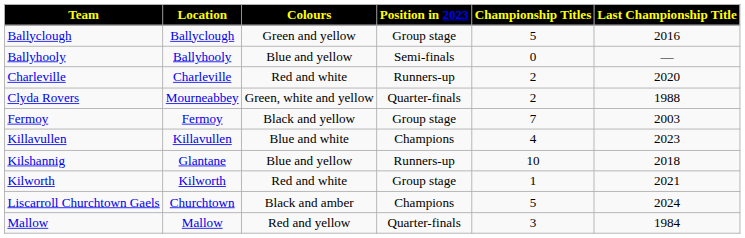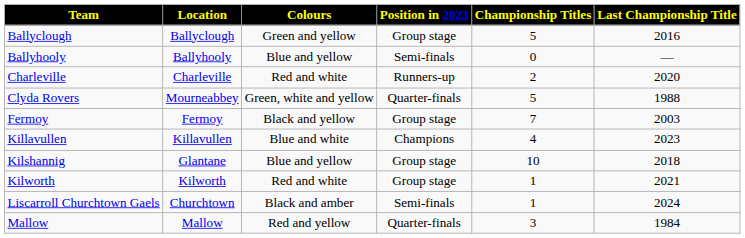(533, 98) 2 -> (533, 98) 5
(424, 160) Runners-up -> (424, 160) Group stage
(424, 202) Champions -> (424, 202) Semi-finals
(533, 202) 5 -> (533, 202) 1
